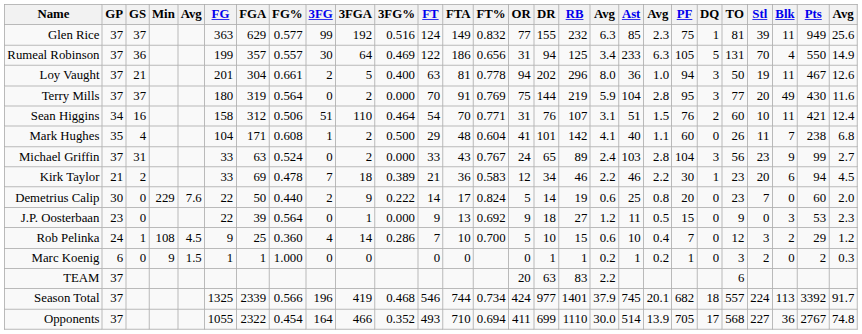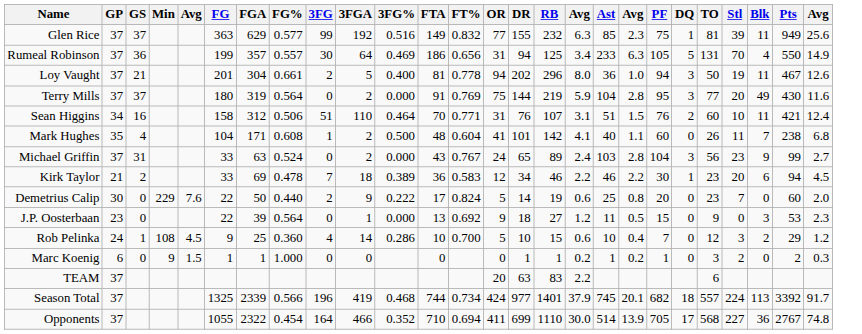- column: (430, 14)
